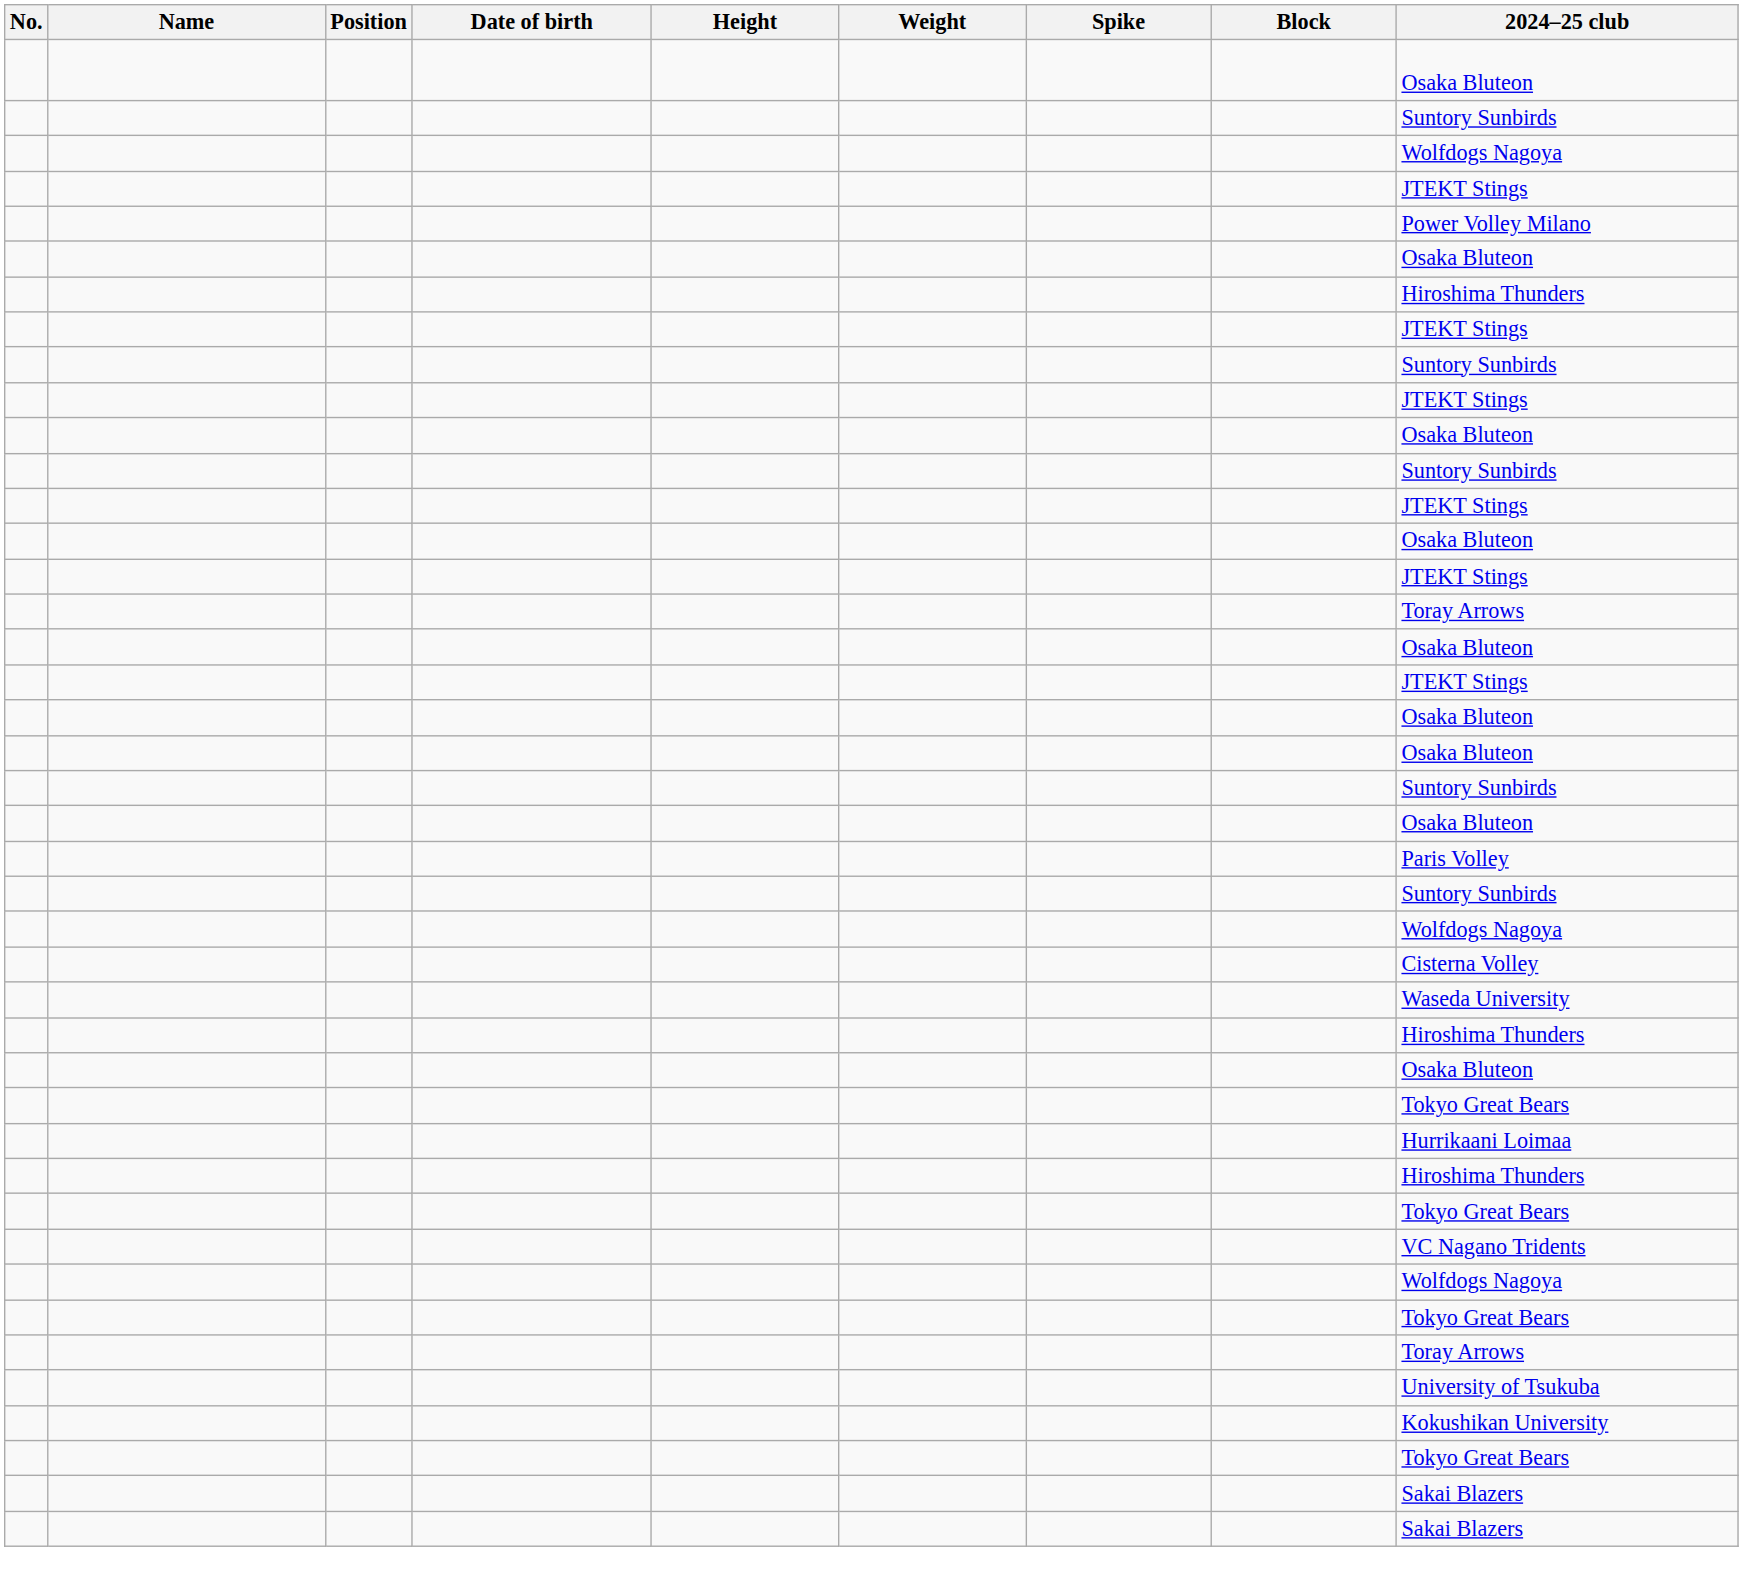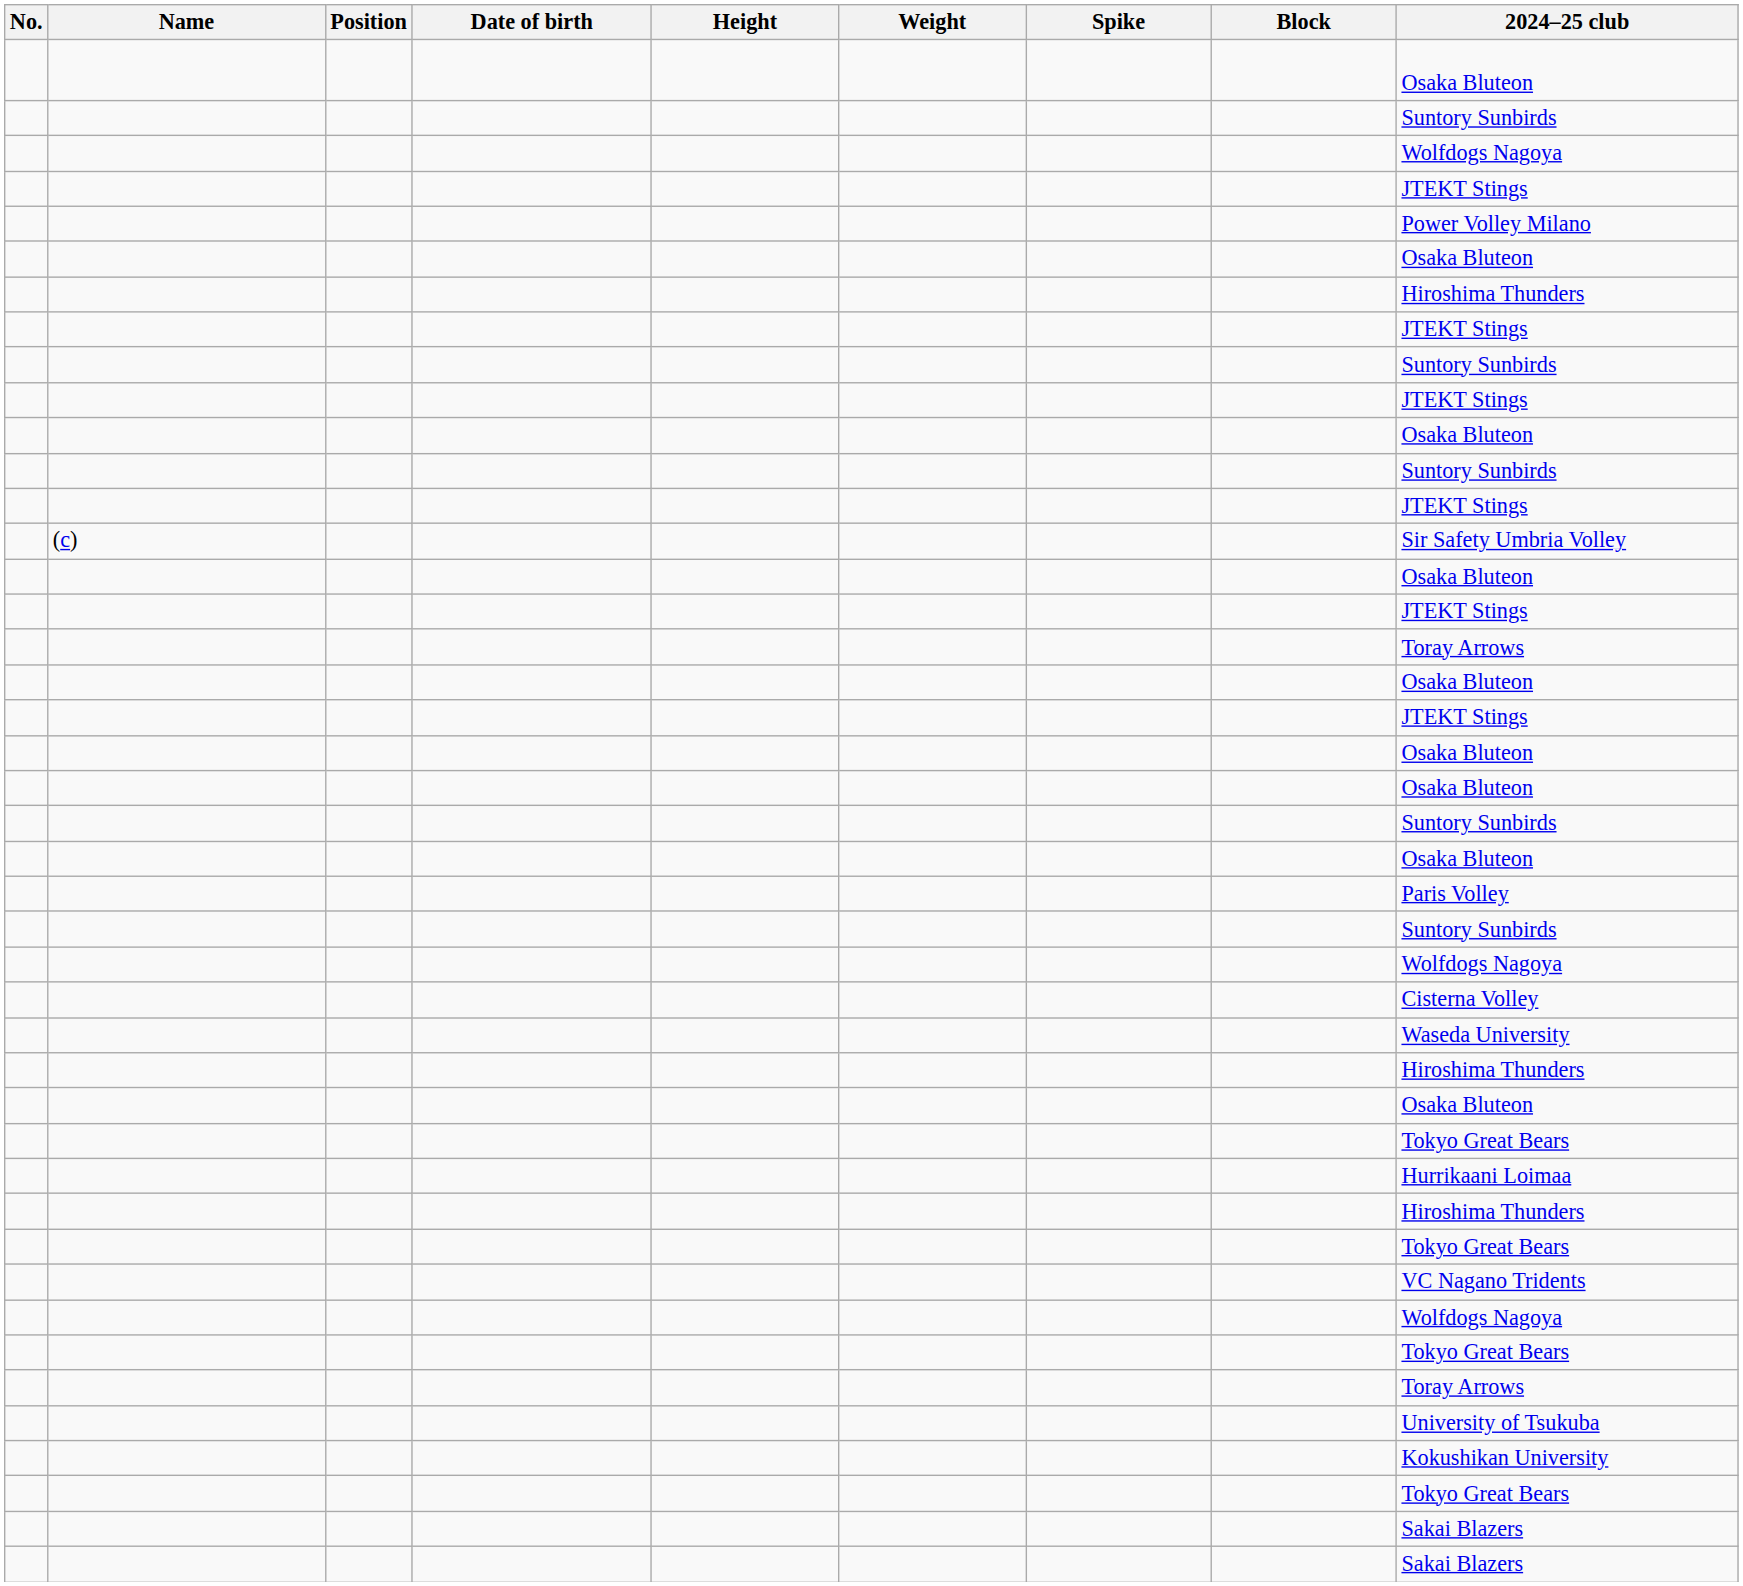+ row: (26, 541)
